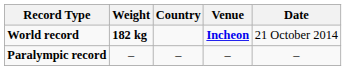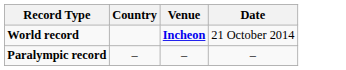- column: (131, 15)
